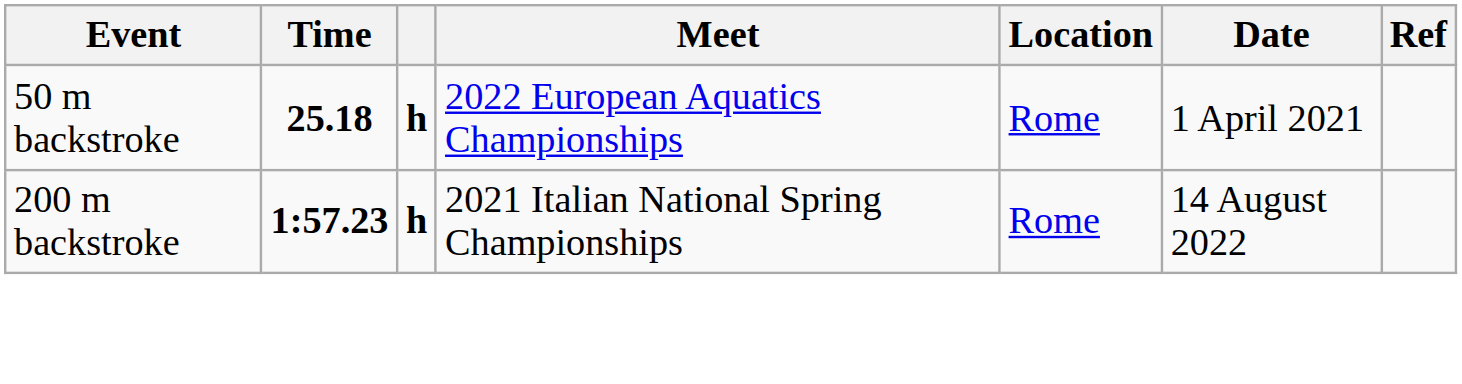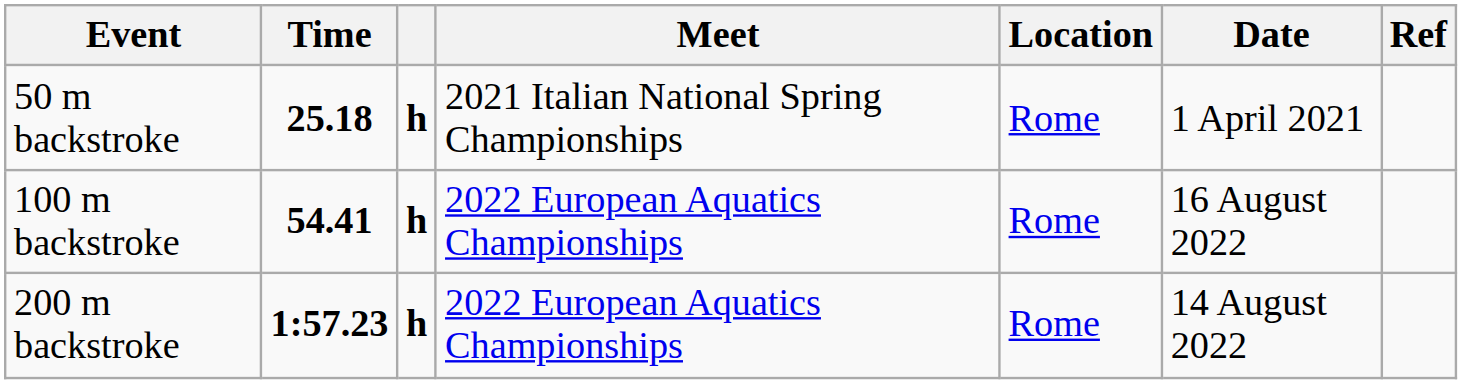(633, 116) 2022 European Aquatics Championships -> (663, 116) 2021 Italian National Spring Championships
+ row: (97, 220)
(663, 220) 2021 Italian National Spring Championships -> (633, 324) 2022 European Aquatics Championships
